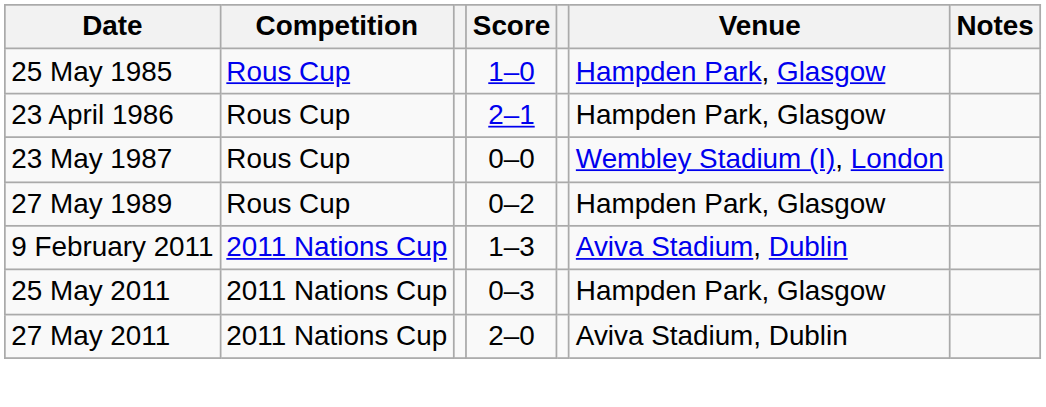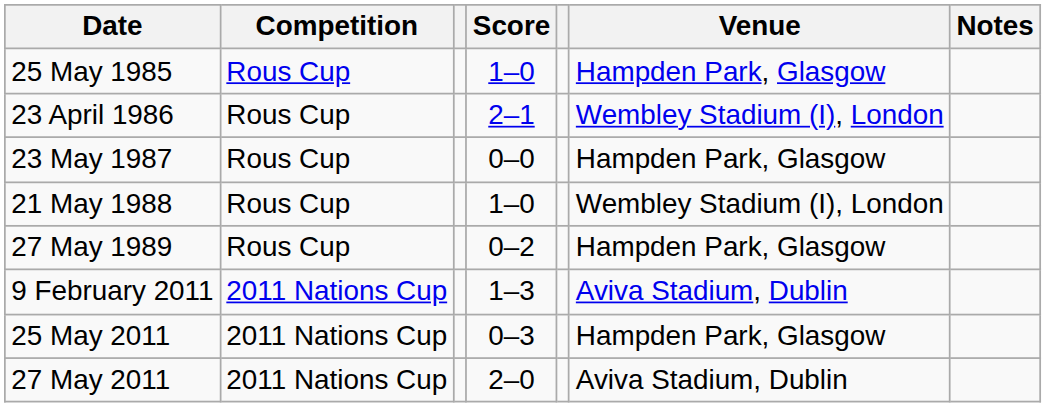(731, 114) Hampden Park, Glasgow -> (760, 114) Wembley Stadium (I), London
(760, 159) Wembley Stadium (I), London -> (731, 159) Hampden Park, Glasgow
+ row: (92, 203)
